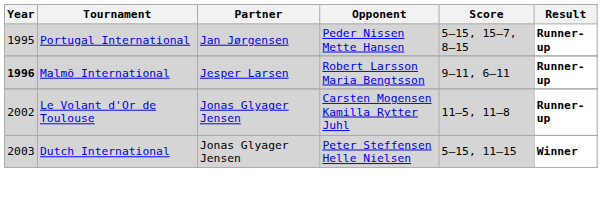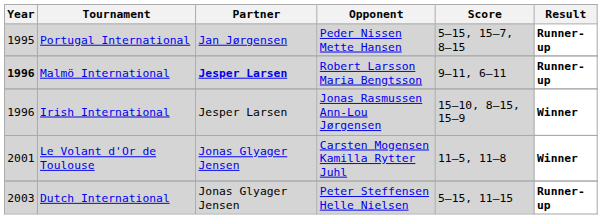(244, 72) normal -> (243, 72) bold
+ row: (105, 112)
(21, 112) 2002 -> (21, 158) 2001
(561, 112) Runner-up -> (557, 158) Winner
(557, 151) Winner -> (561, 197) Runner-up
